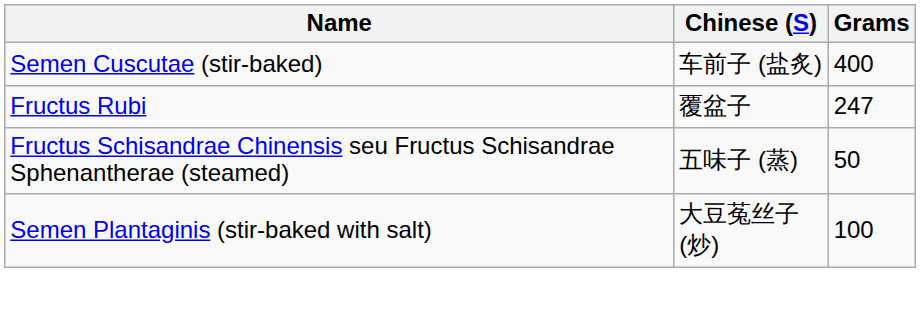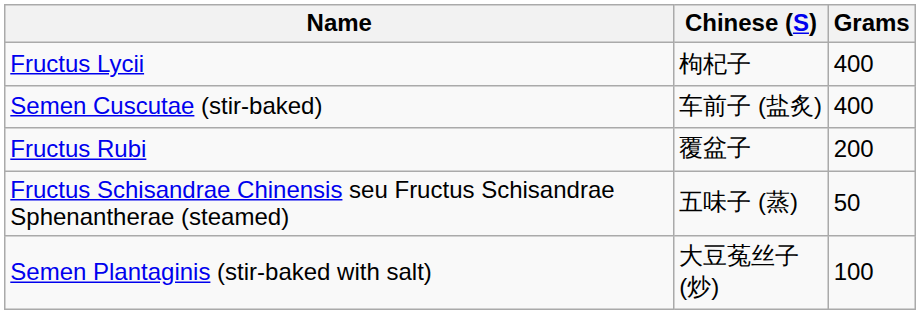+ row: (77, 63)
(854, 106) 247 -> (854, 148) 200
